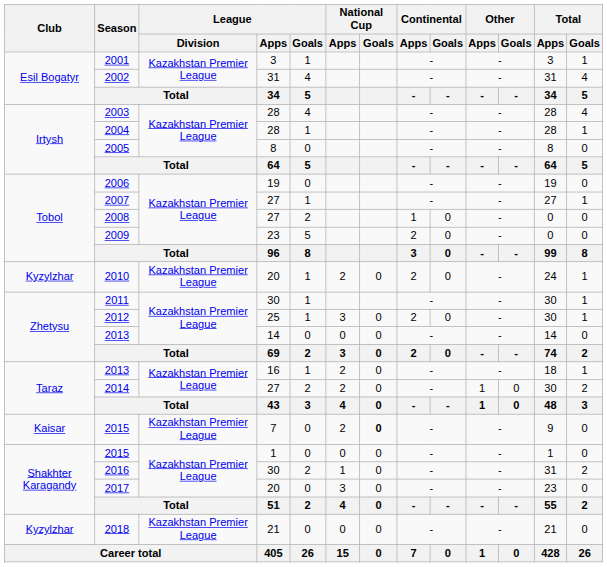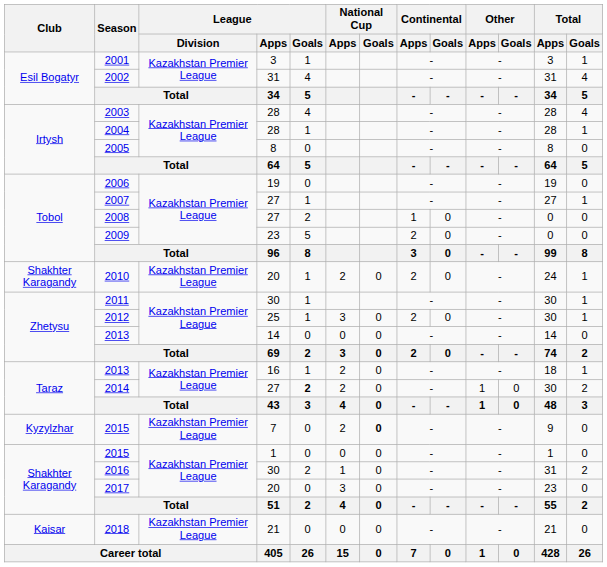(50, 277) Kyzylzhar -> (50, 277) Shakhter Karagandy
(308, 388) normal -> (308, 388) bold
(50, 429) Kaisar -> (50, 429) Kyzylzhar
(50, 529) Kyzylzhar -> (50, 529) Kaisar
